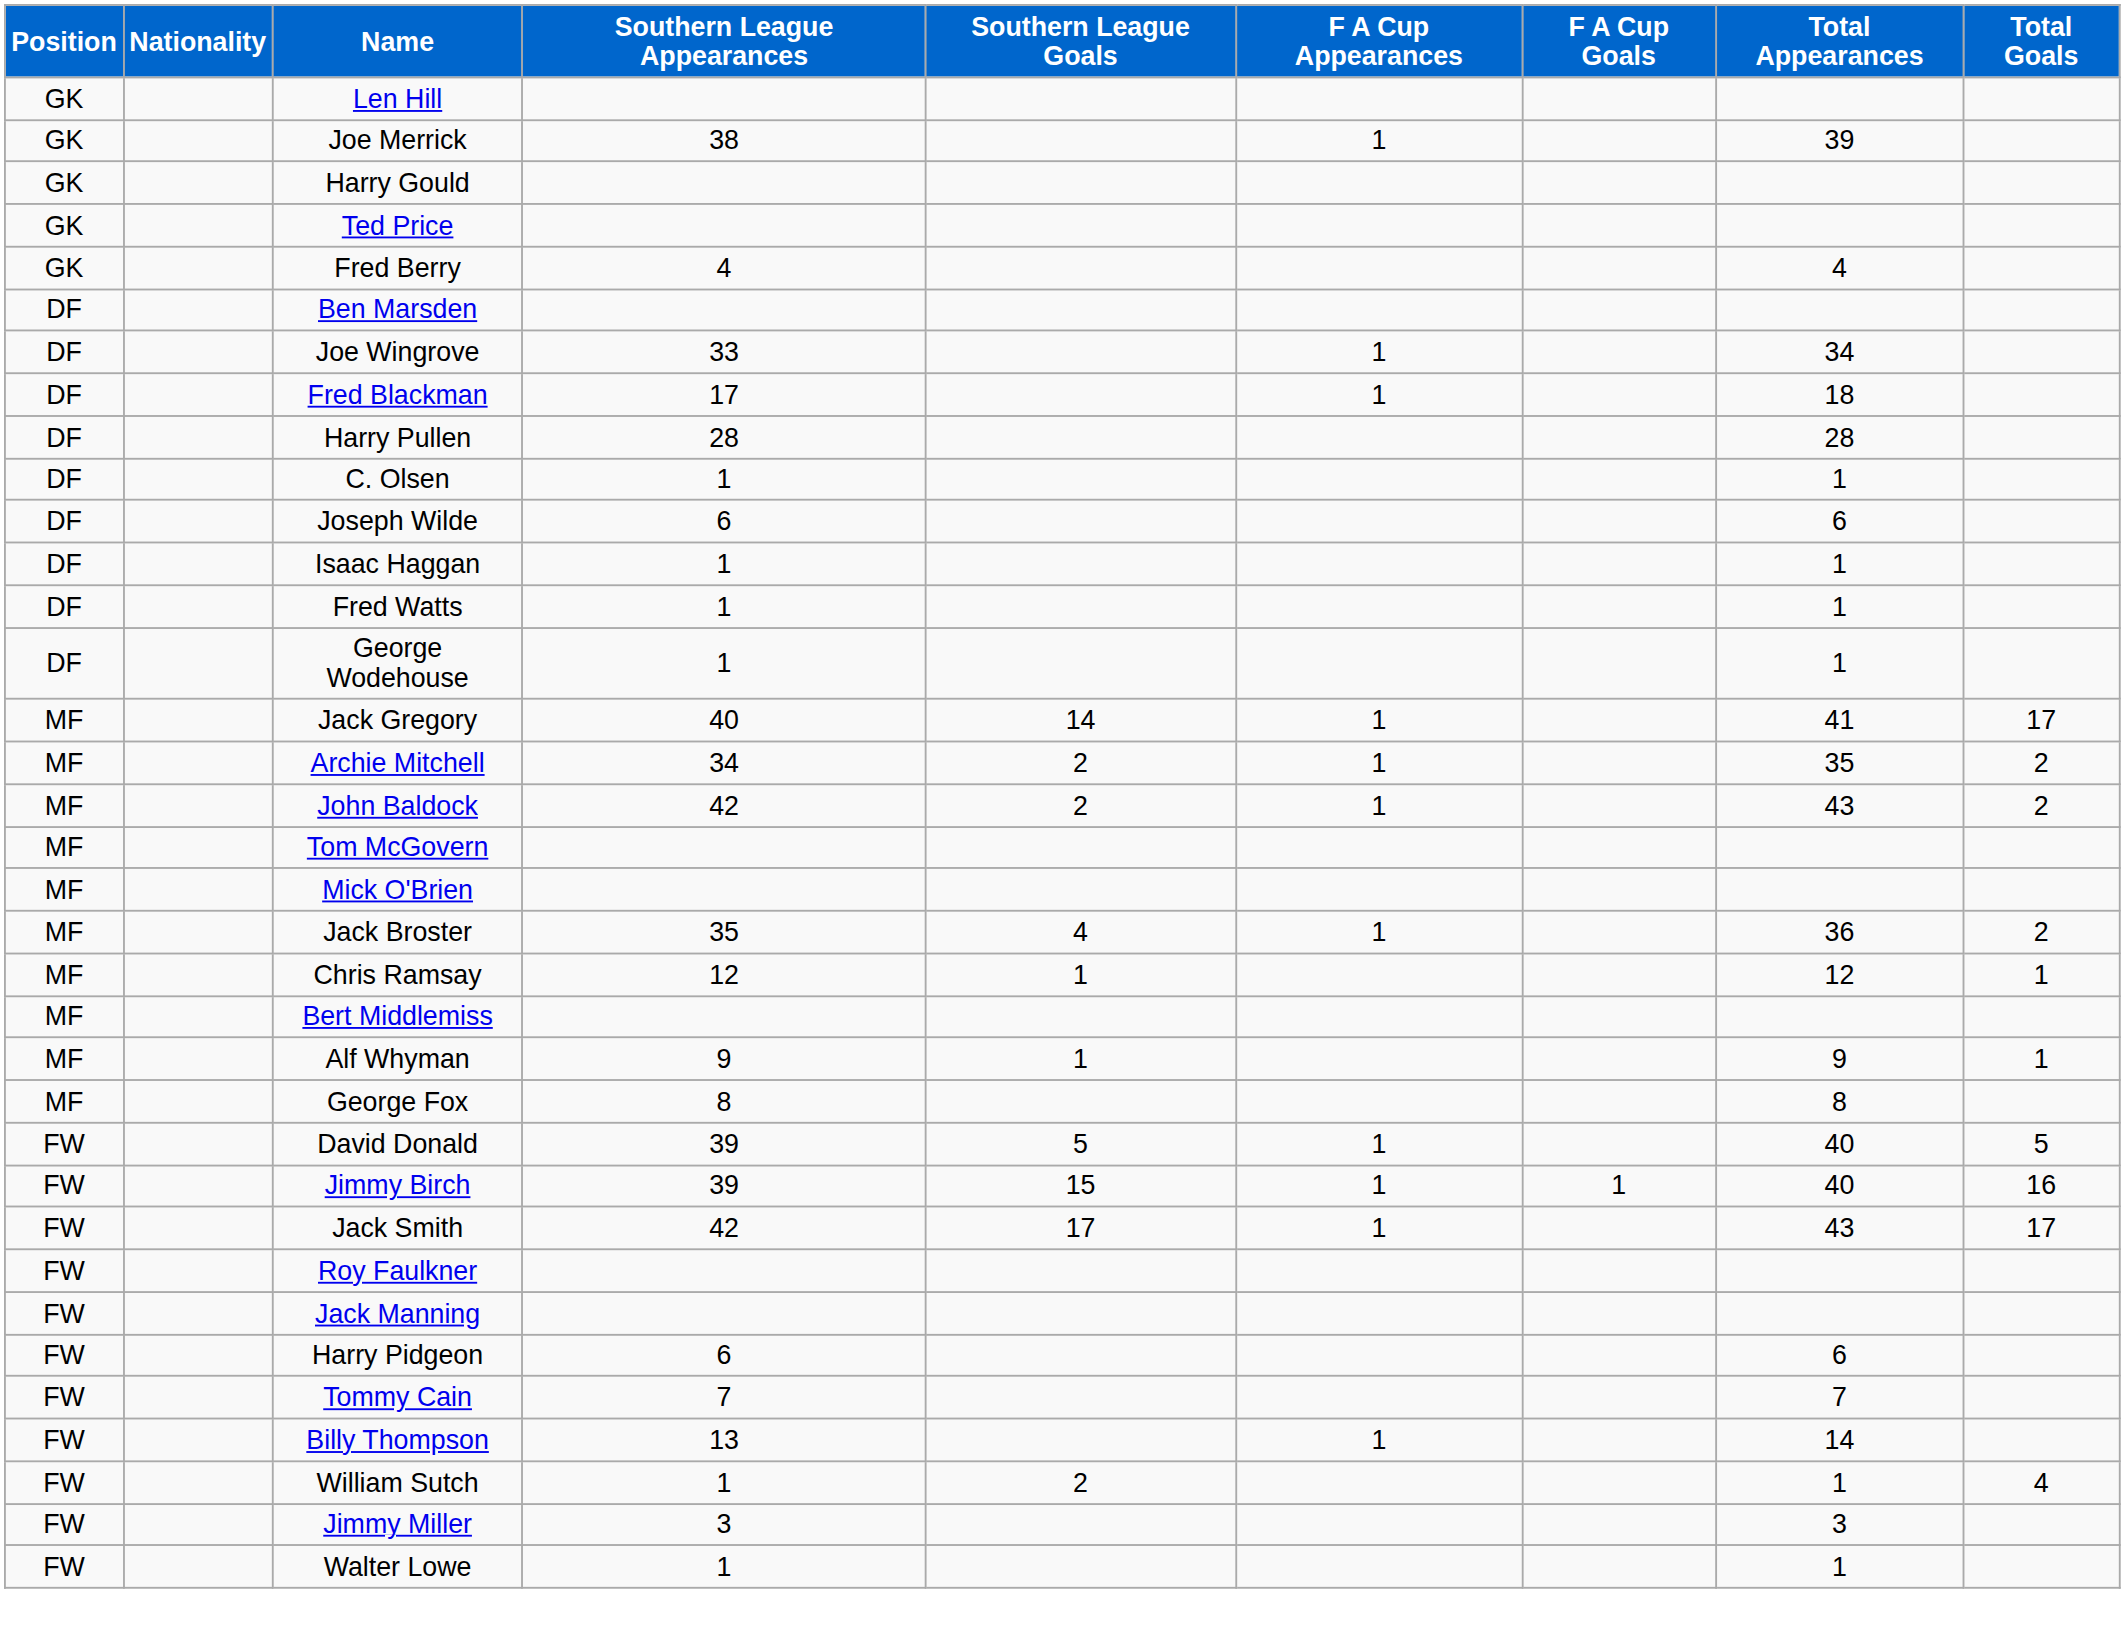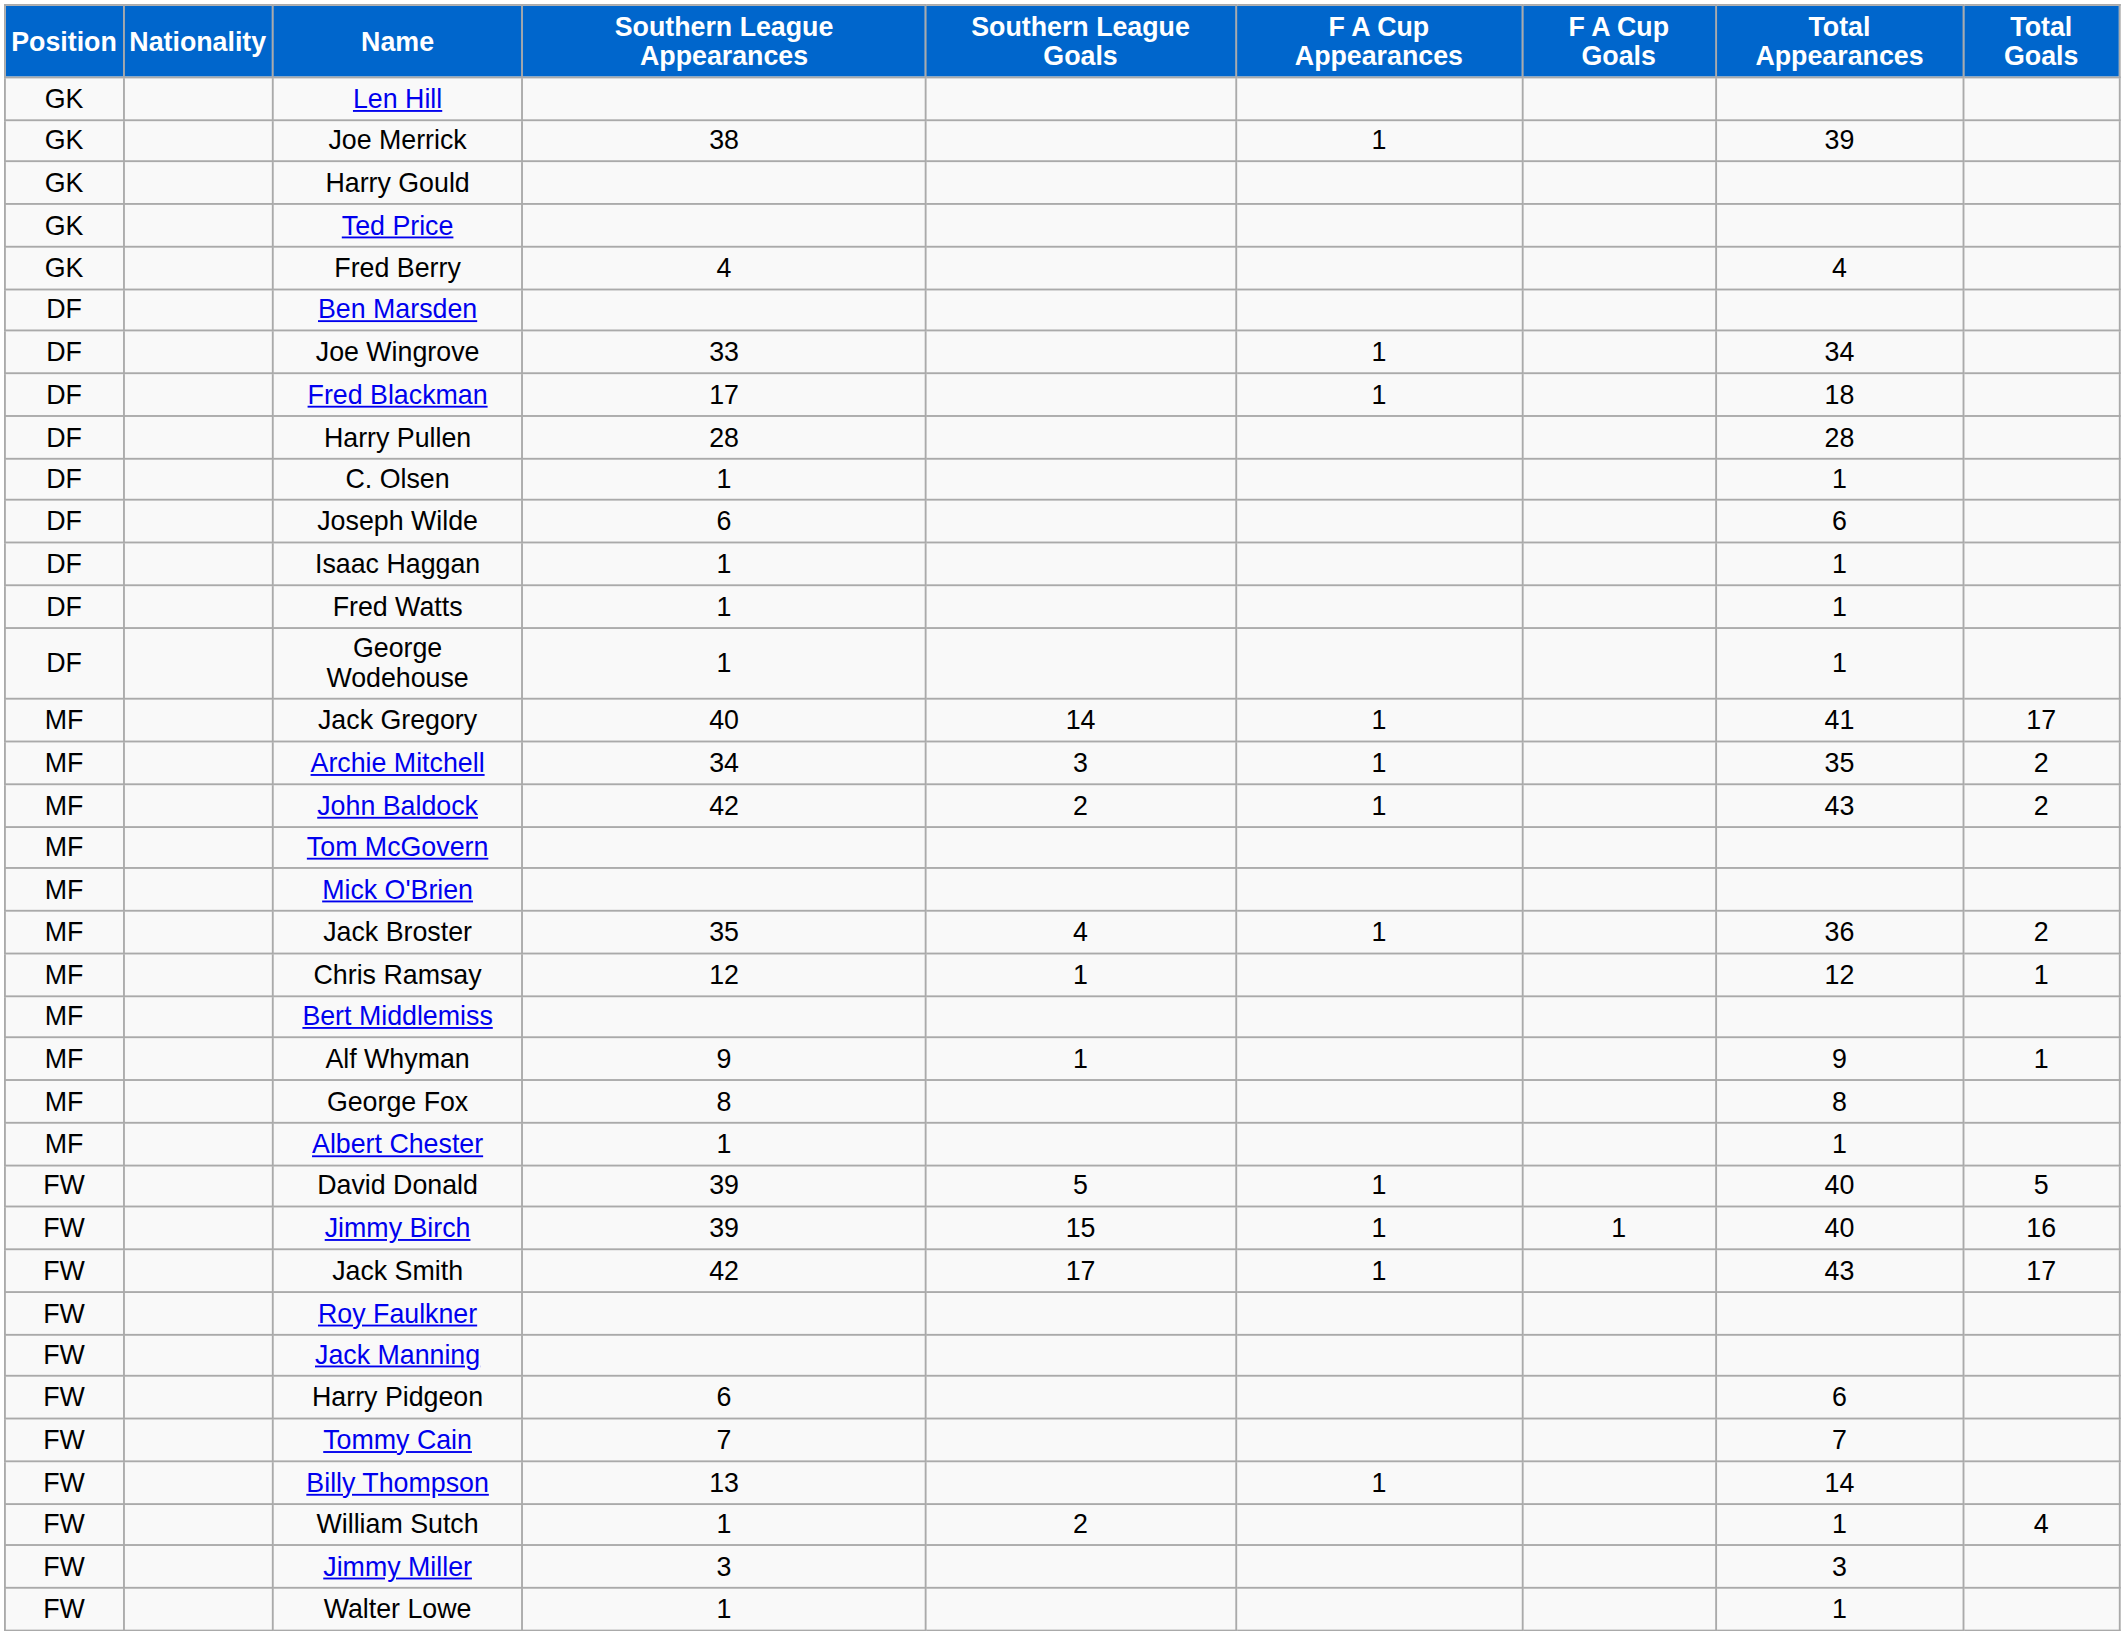(1081, 763) 2 -> (1081, 763) 3
+ row: (398, 1144)
